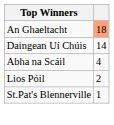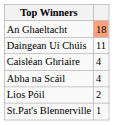(101, 45) 14 -> (101, 45) 11
+ row: (43, 62)
